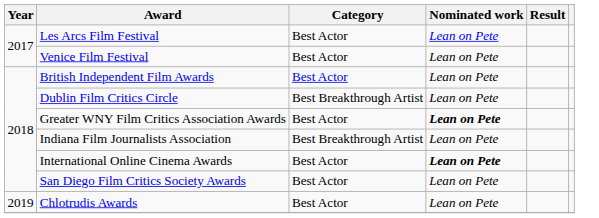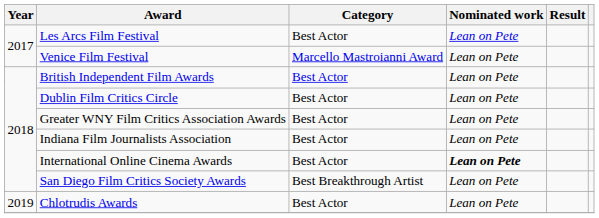(320, 56) Best Actor -> (368, 56) Marcello Mastroianni Award
(358, 98) Best Breakthrough Artist -> (320, 98) Best Actor
(465, 118) bold -> (484, 118) normal
(358, 139) Best Breakthrough Artist -> (320, 139) Best Actor
(320, 181) Best Actor -> (358, 181) Best Breakthrough Artist
